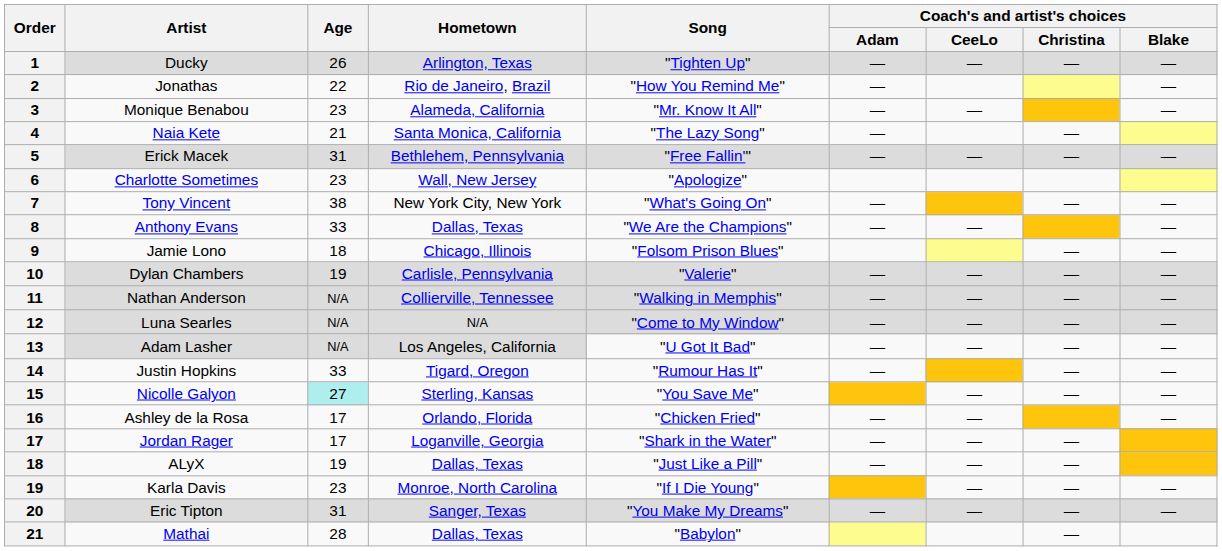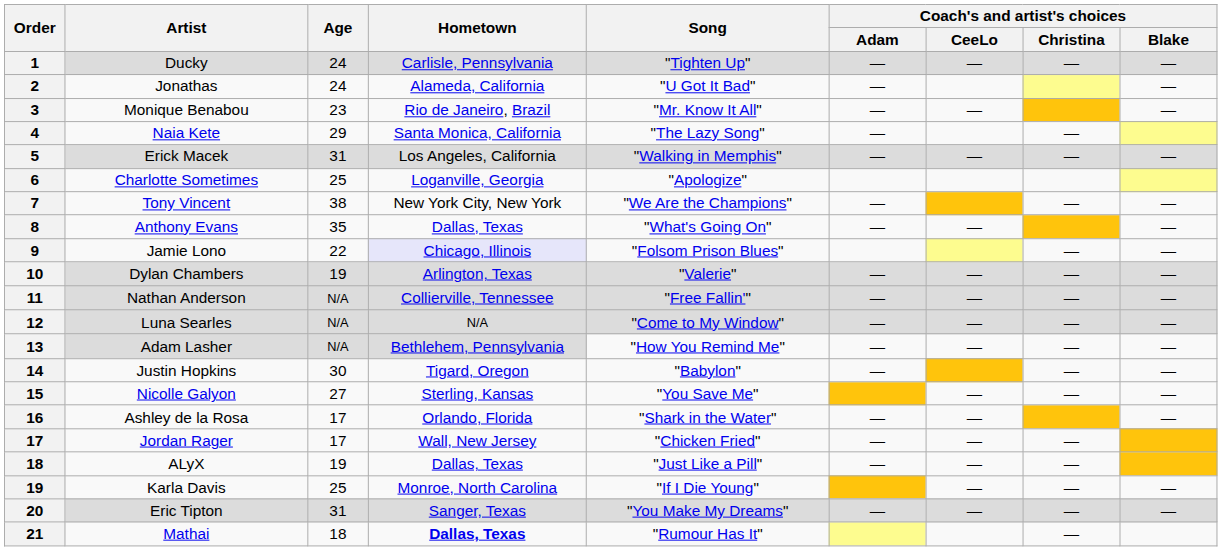(338, 63) 26 -> (338, 63) 24
(477, 63) Arlington, Texas -> (477, 63) Carlisle, Pennsylvania
(338, 86) 22 -> (338, 86) 24
(477, 86) Rio de Janeiro, Brazil -> (477, 86) Alameda, California
(708, 86) "How You Remind Me" -> (708, 86) "U Got It Bad"
(477, 110) Alameda, California -> (477, 110) Rio de Janeiro, Brazil
(338, 133) 21 -> (338, 133) 29
(477, 157) Bethlehem, Pennsylvania -> (477, 157) Los Angeles, California
(708, 157) "Free Fallin'" -> (708, 157) "Walking in Memphis"
(338, 180) 23 -> (338, 180) 25
(477, 180) Wall, New Jersey -> (477, 180) Loganville, Georgia
(708, 203) "What's Going On" -> (708, 203) "We Are the Champions"
(338, 227) 33 -> (338, 227) 35
(708, 227) "We Are the Champions" -> (708, 227) "What's Going On"
(338, 250) 18 -> (338, 250) 22
(477, 250) no background -> (477, 250) lavender background
(477, 274) Carlisle, Pennsylvania -> (477, 274) Arlington, Texas
(708, 297) "Walking in Memphis" -> (708, 297) "Free Fallin'"
(477, 346) Los Angeles, California -> (477, 346) Bethlehem, Pennsylvania
(708, 346) "U Got It Bad" -> (708, 346) "How You Remind Me"
(338, 370) 33 -> (338, 370) 30
(708, 370) "Rumour Has It" -> (708, 370) "Babylon"
(338, 393) paleturquoise background -> (338, 393) no background
(708, 417) "Chicken Fried" -> (708, 417) "Shark in the Water"
(477, 440) Loganville, Georgia -> (477, 440) Wall, New Jersey
(708, 440) "Shark in the Water" -> (708, 440) "Chicken Fried"
(338, 487) 23 -> (338, 487) 25
(338, 534) 28 -> (338, 534) 18
(477, 534) normal -> (477, 534) bold
(708, 534) "Babylon" -> (708, 534) "Rumour Has It"
